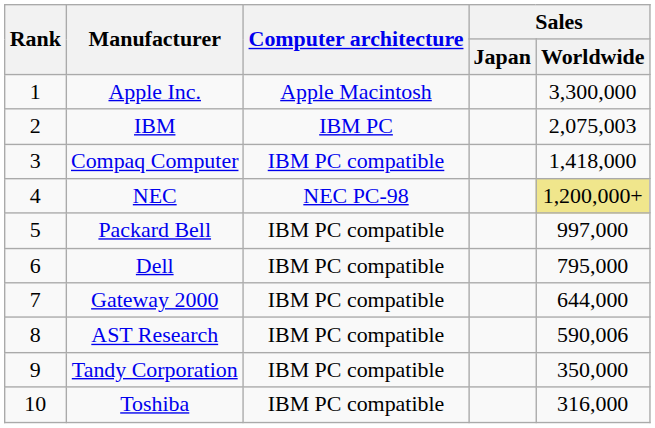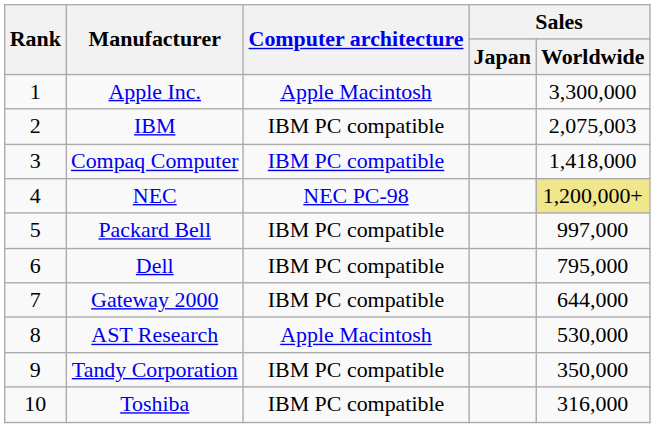(356, 126) IBM PC -> (356, 126) IBM PC compatible
(356, 334) IBM PC compatible -> (356, 334) Apple Macintosh
(593, 334) 590,006 -> (593, 334) 530,000
